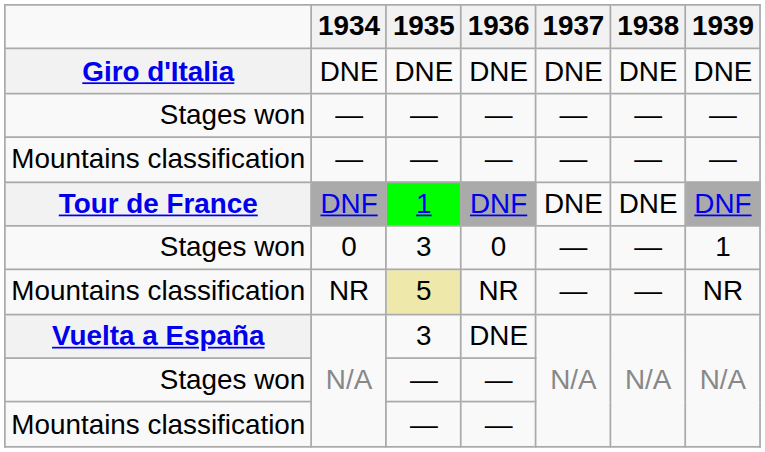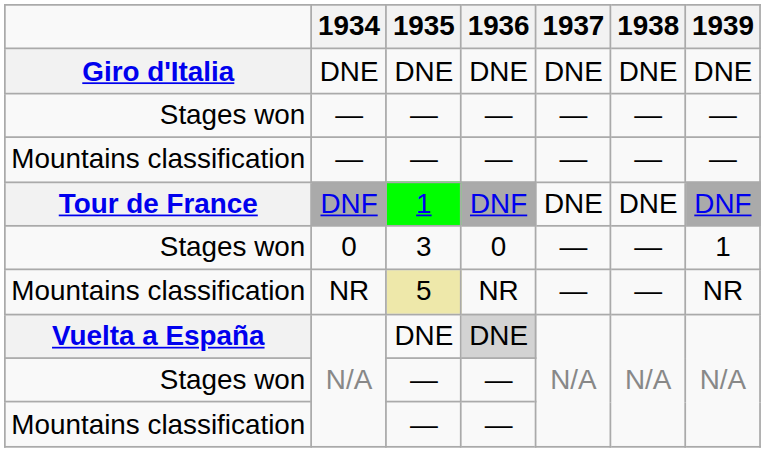(424, 335) 3 -> (424, 335) DNE
(499, 335) no background -> (499, 335) lightgrey background
